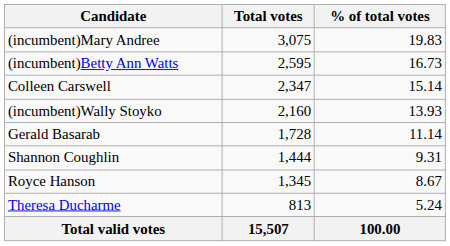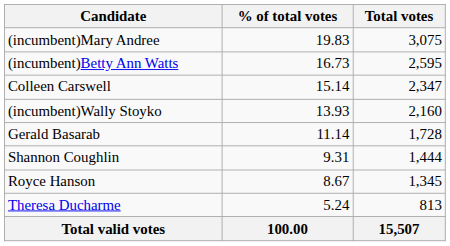columns swapped: (268, 16) <-> (380, 16)
